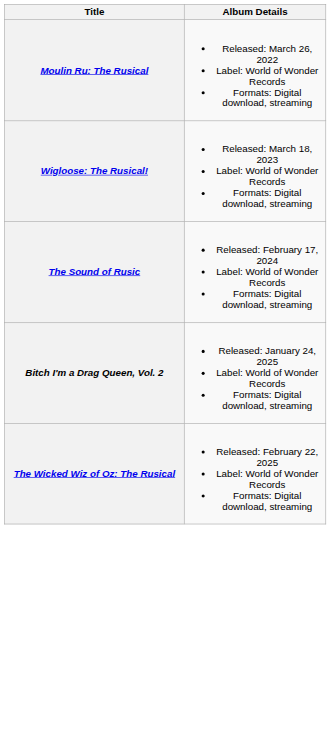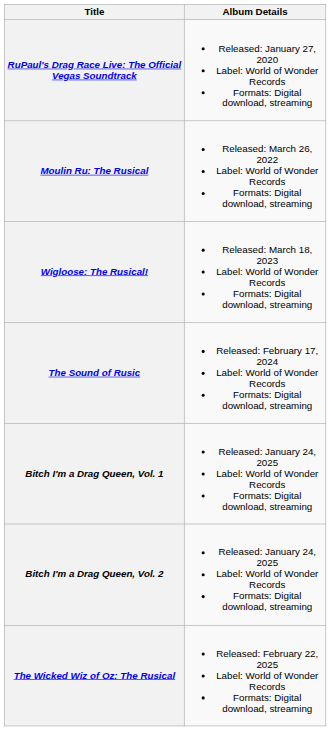+ row: (94, 70)
+ row: (94, 473)
